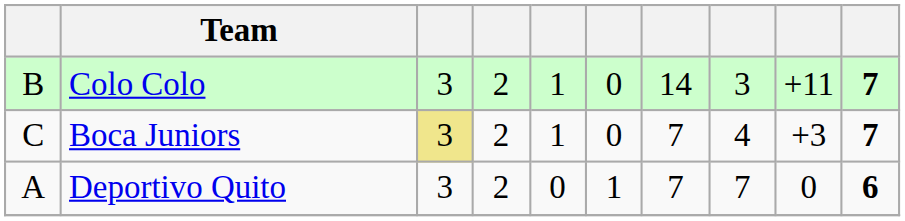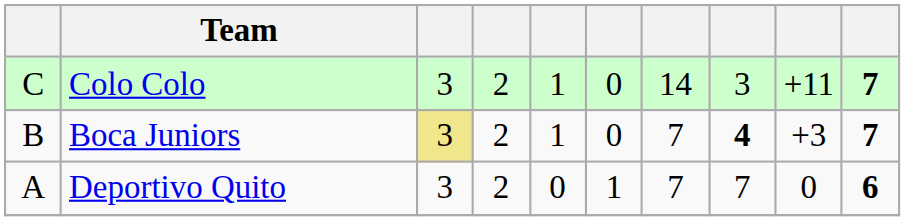(33, 82) B -> (33, 82) C
(33, 135) C -> (33, 135) B
(742, 135) normal -> (742, 135) bold
